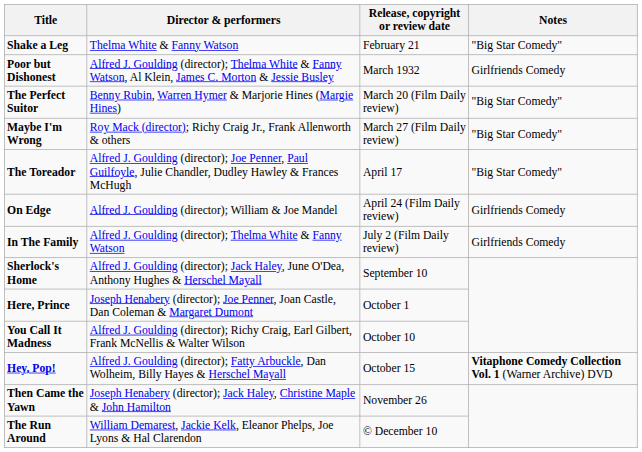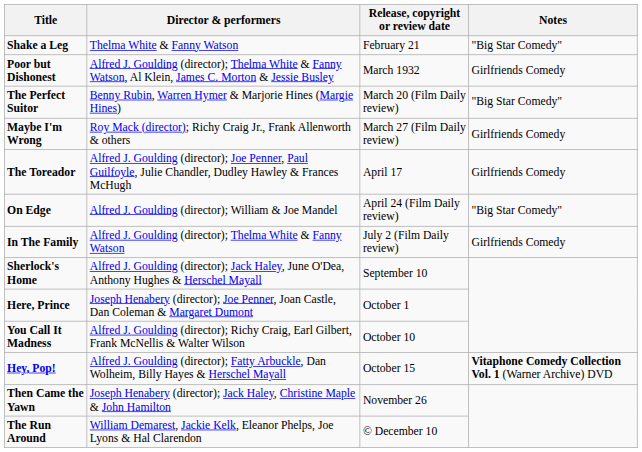(517, 133) "Big Star Comedy" -> (518, 133) Girlfriends Comedy
(517, 172) "Big Star Comedy" -> (518, 172) Girlfriends Comedy
(518, 210) Girlfriends Comedy -> (517, 210) "Big Star Comedy"
